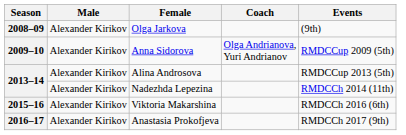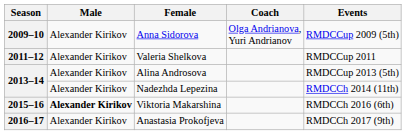- row: (159, 28)
+ row: (171, 56)
(88, 105) normal -> (91, 105) bold
